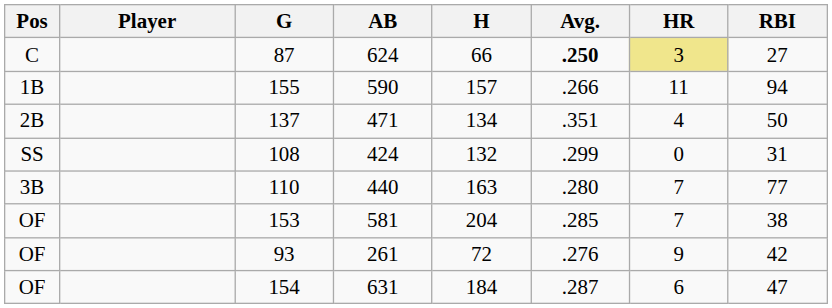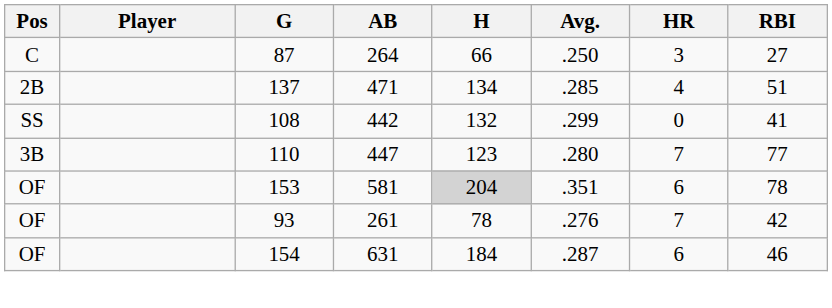(383, 54) 624 -> (383, 54) 264
(580, 54) bold -> (580, 54) normal
(679, 54) khaki background -> (679, 54) no background
- row: (284, 87)
(580, 120) .351 -> (580, 87) .285
(777, 120) 50 -> (777, 87) 51
(383, 154) 424 -> (383, 120) 442
(777, 154) 31 -> (777, 120) 41
(383, 187) 440 -> (383, 154) 447
(481, 187) 163 -> (481, 154) 123
(481, 220) no background -> (481, 187) lightgrey background
(580, 220) .285 -> (580, 187) .351
(679, 220) 7 -> (679, 187) 6
(777, 220) 38 -> (777, 187) 78
(481, 253) 72 -> (481, 220) 78
(679, 253) 9 -> (679, 220) 7
(777, 287) 47 -> (777, 253) 46
